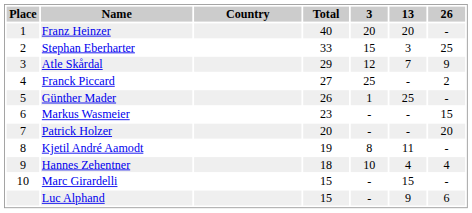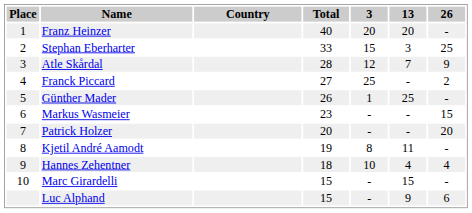(326, 64) 29 -> (326, 64) 28
